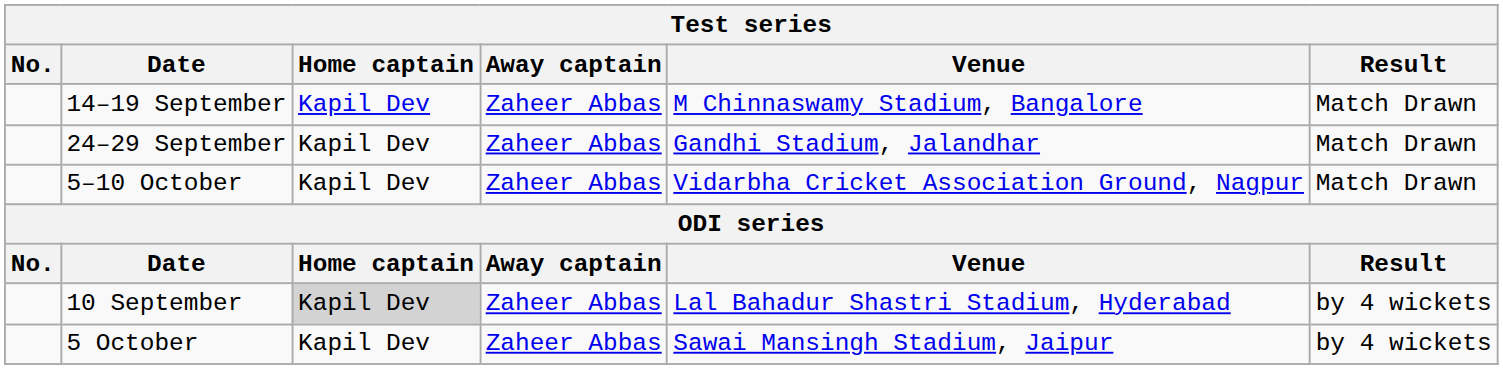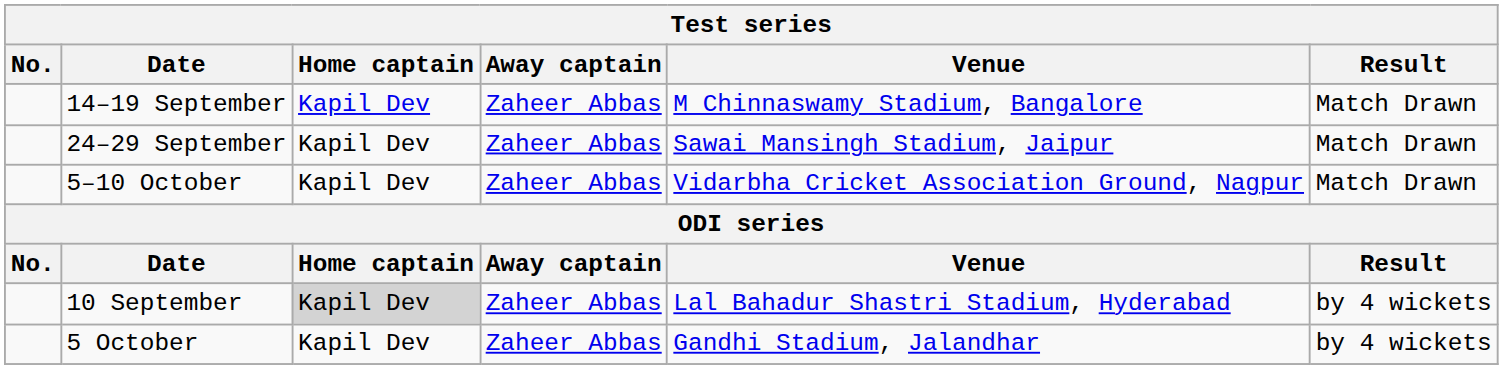(857, 144) Gandhi Stadium, Jalandhar -> (893, 144) Sawai Mansingh Stadium, Jaipur
(893, 344) Sawai Mansingh Stadium, Jaipur -> (857, 344) Gandhi Stadium, Jalandhar
